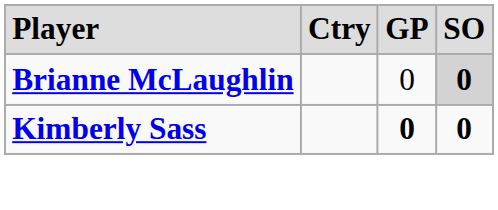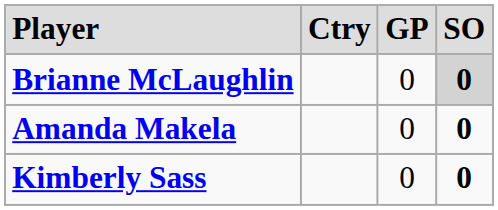+ row: (124, 128)
(407, 128) bold -> (407, 178) normal
